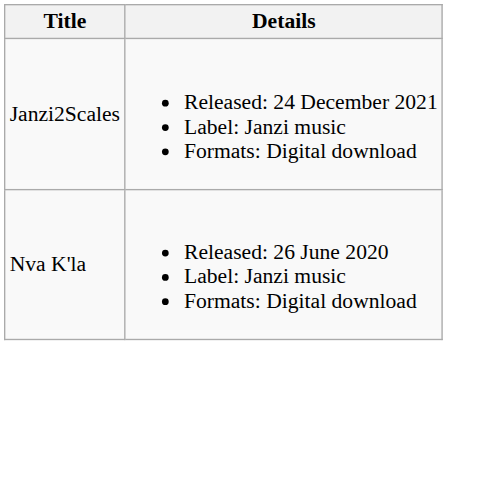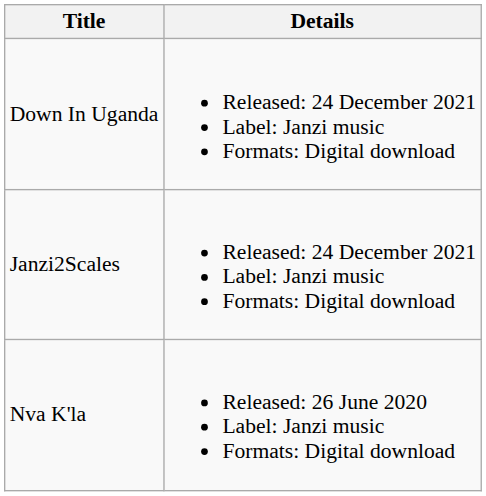+ row: (84, 113)
